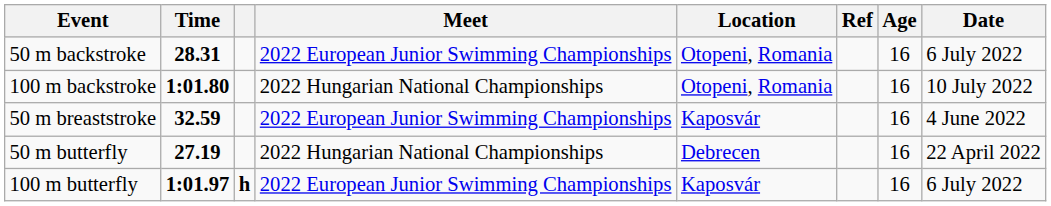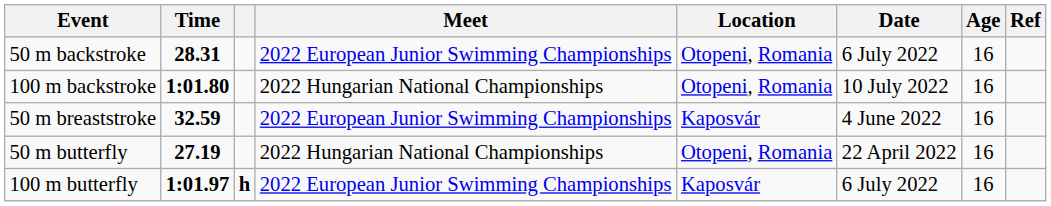columns swapped: (984, 20) <-> (857, 20)
(721, 151) Debrecen -> (757, 151) Otopeni, Romania
